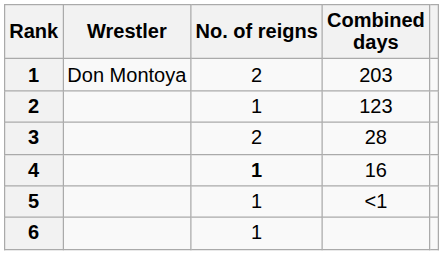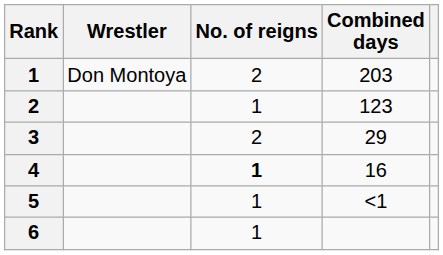(376, 138) 28 -> (376, 138) 29
